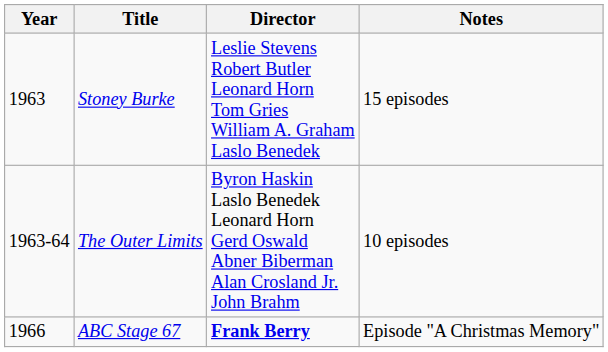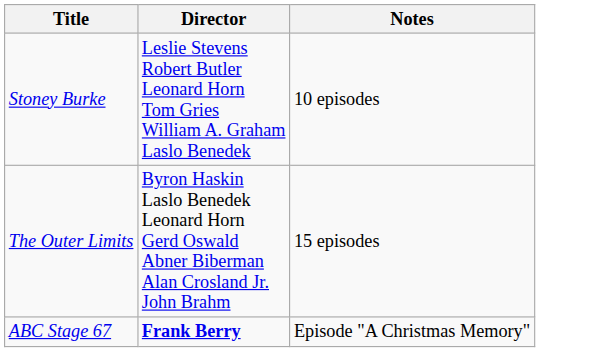- column: (39, 18)
(406, 99) 15 episodes -> (337, 99) 10 episodes
(406, 240) 10 episodes -> (337, 240) 15 episodes
